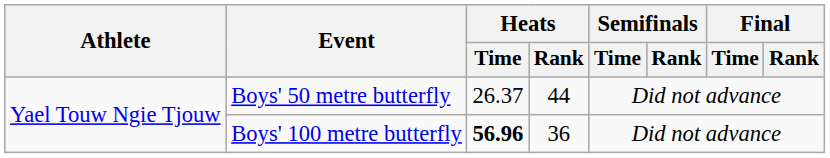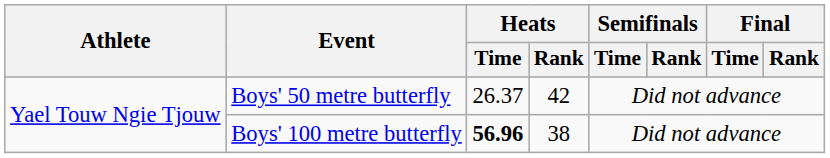(559, 96) 44 -> (559, 96) 42
(559, 133) 36 -> (559, 133) 38
